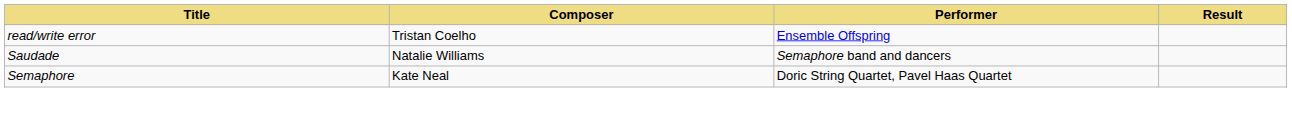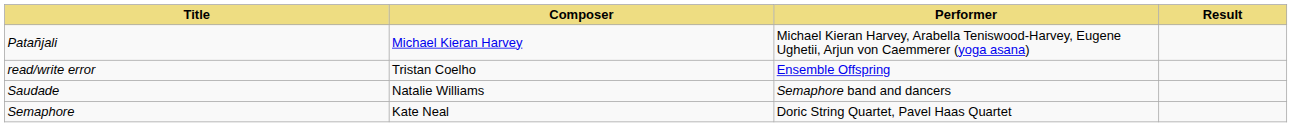+ row: (32, 42)
